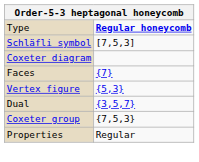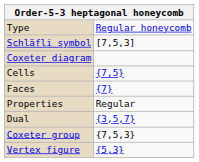(144, 28) bold -> (144, 28) normal
+ row: (21, 73)
rows swapped: (43, 89) <-> (35, 134)
